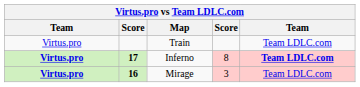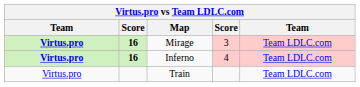rows swapped: (180, 74) <-> (180, 43)
(133, 58) 17 -> (133, 58) 16
(226, 58) 8 -> (226, 58) 4
(297, 58) bold -> (297, 58) normal
